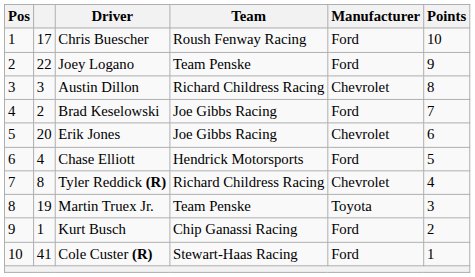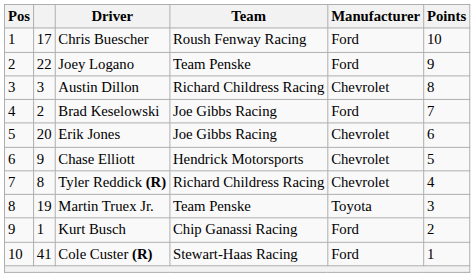(40, 158) 4 -> (40, 158) 9
(345, 158) Ford -> (360, 158) Chevrolet
